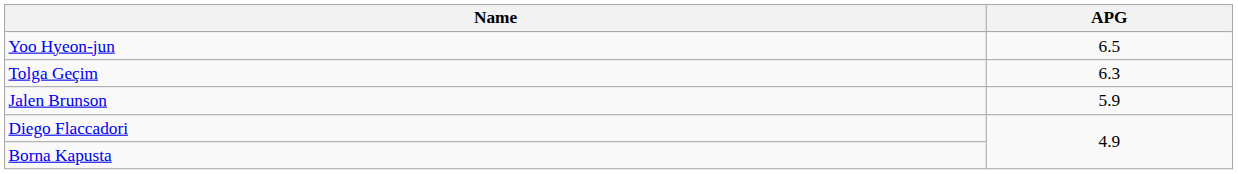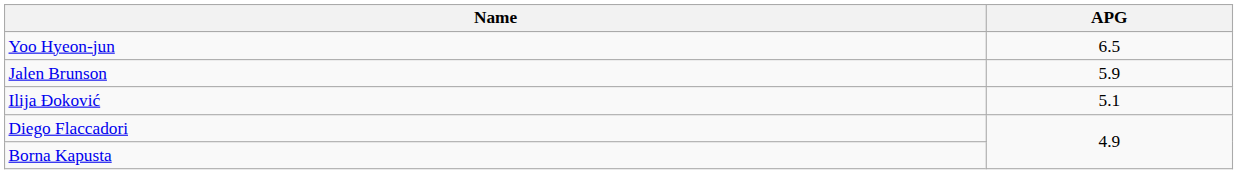- row: (53, 73)
+ row: (54, 100)
